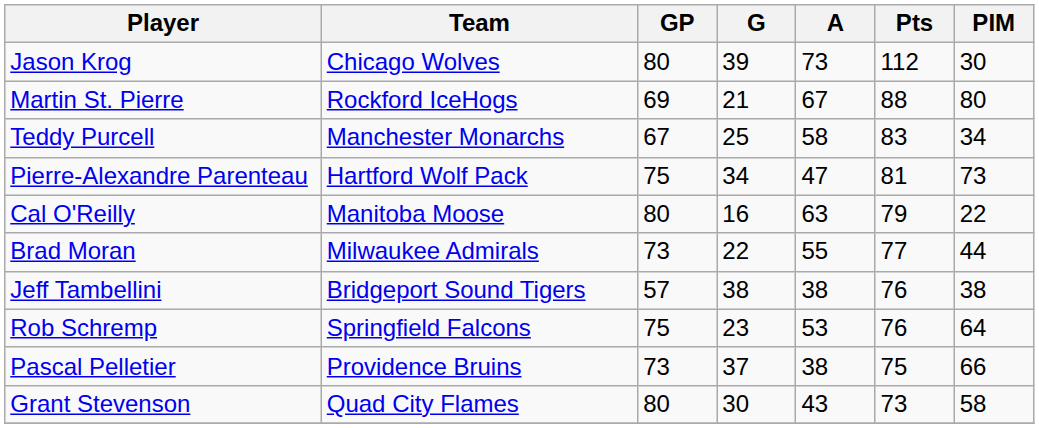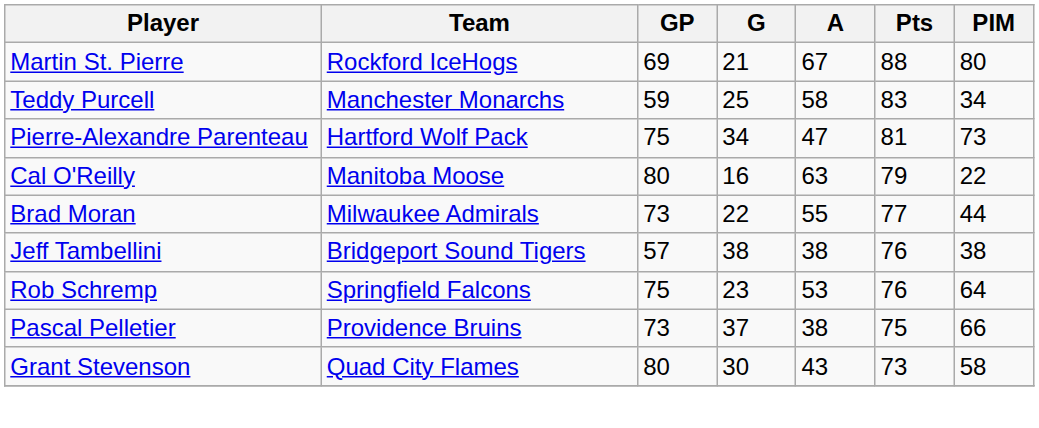- row: (71, 61)
(657, 137) 67 -> (657, 99) 59
